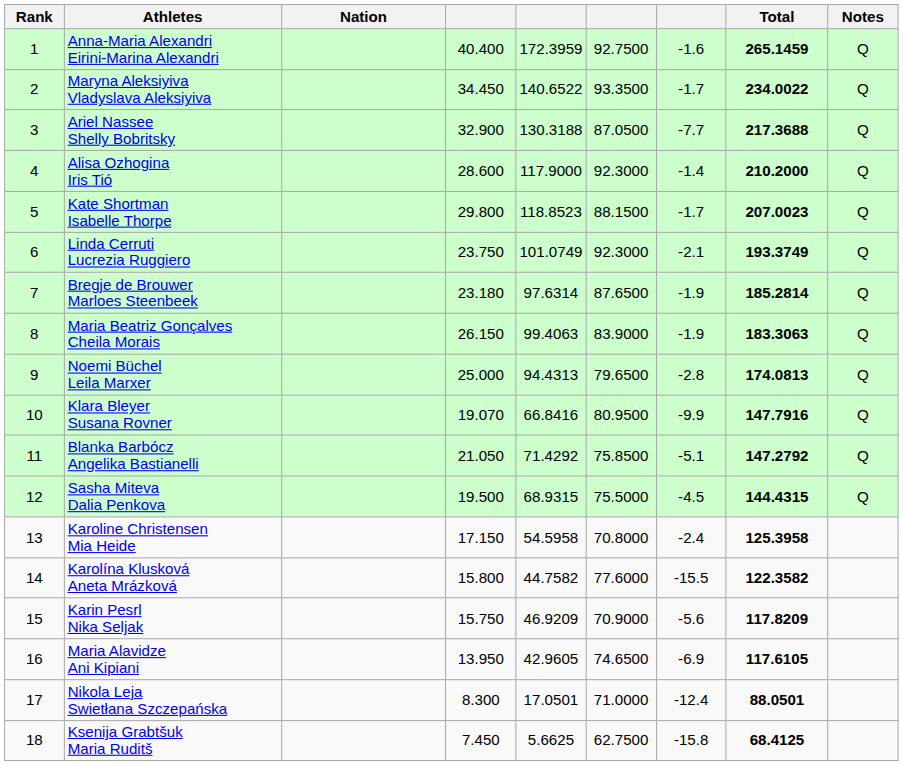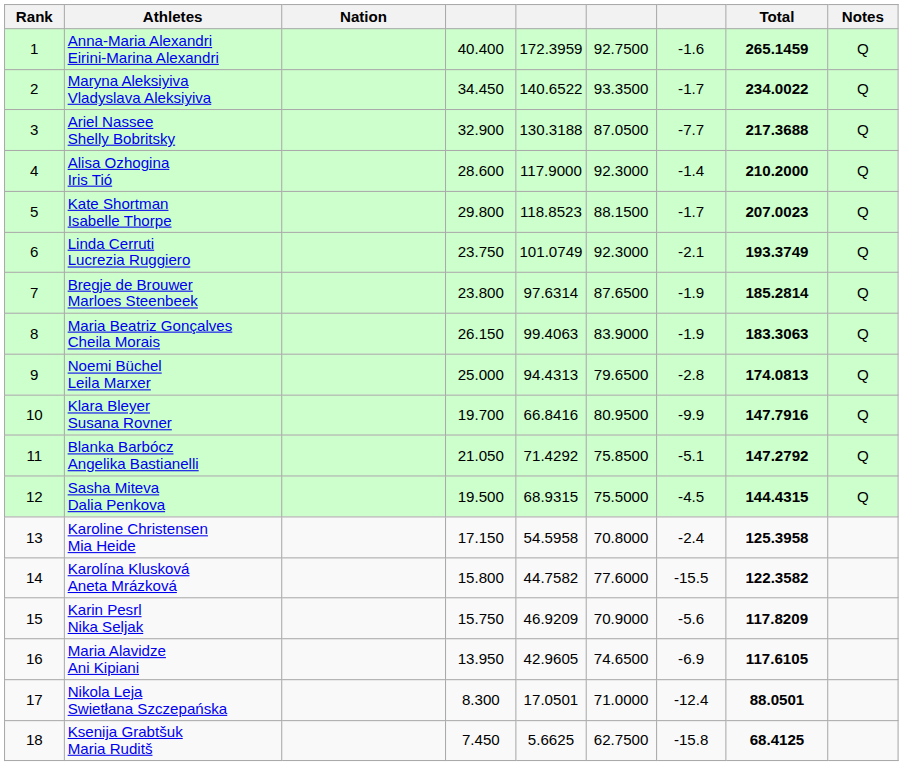(481, 293) 23.180 -> (481, 293) 23.800
(481, 415) 19.070 -> (481, 415) 19.700
